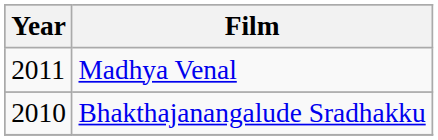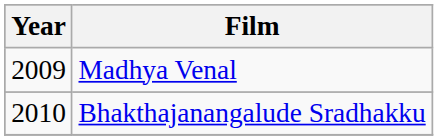(38, 69) 2011 -> (39, 69) 2009
